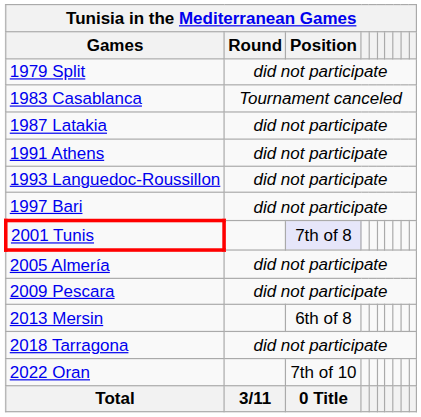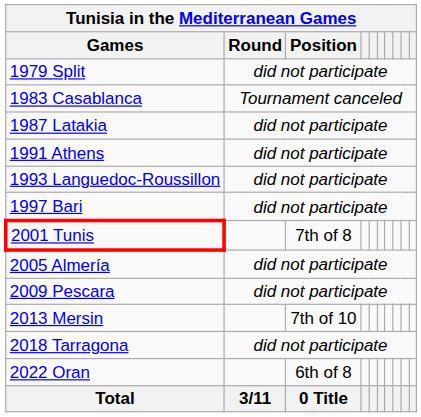(323, 236) lavender background -> (323, 236) no background
(323, 318) 6th of 8 -> (323, 318) 7th of 10
(323, 372) 7th of 10 -> (323, 372) 6th of 8
